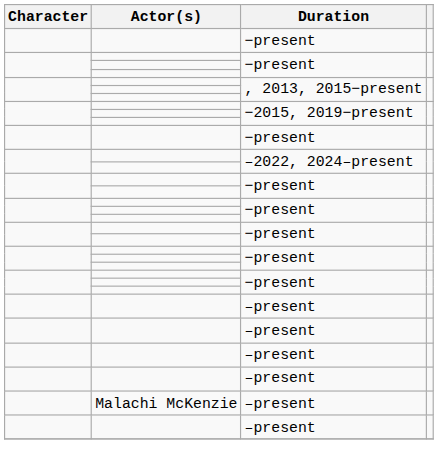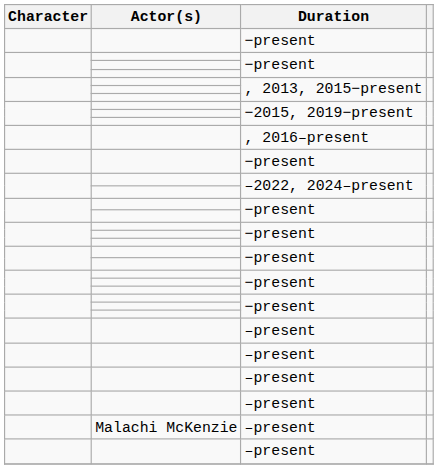+ row: (166, 137)
